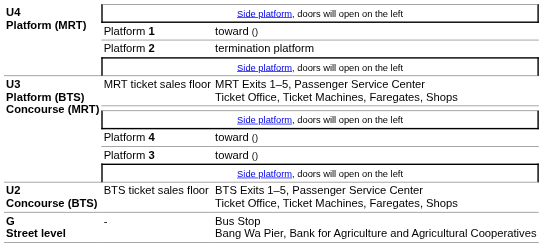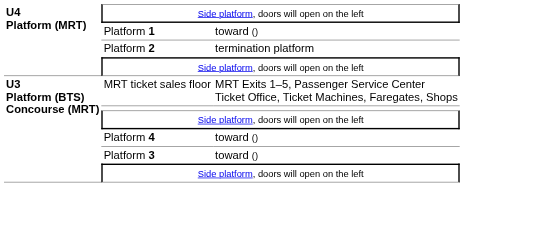- row: (52, 197)
- row: (36, 227)
